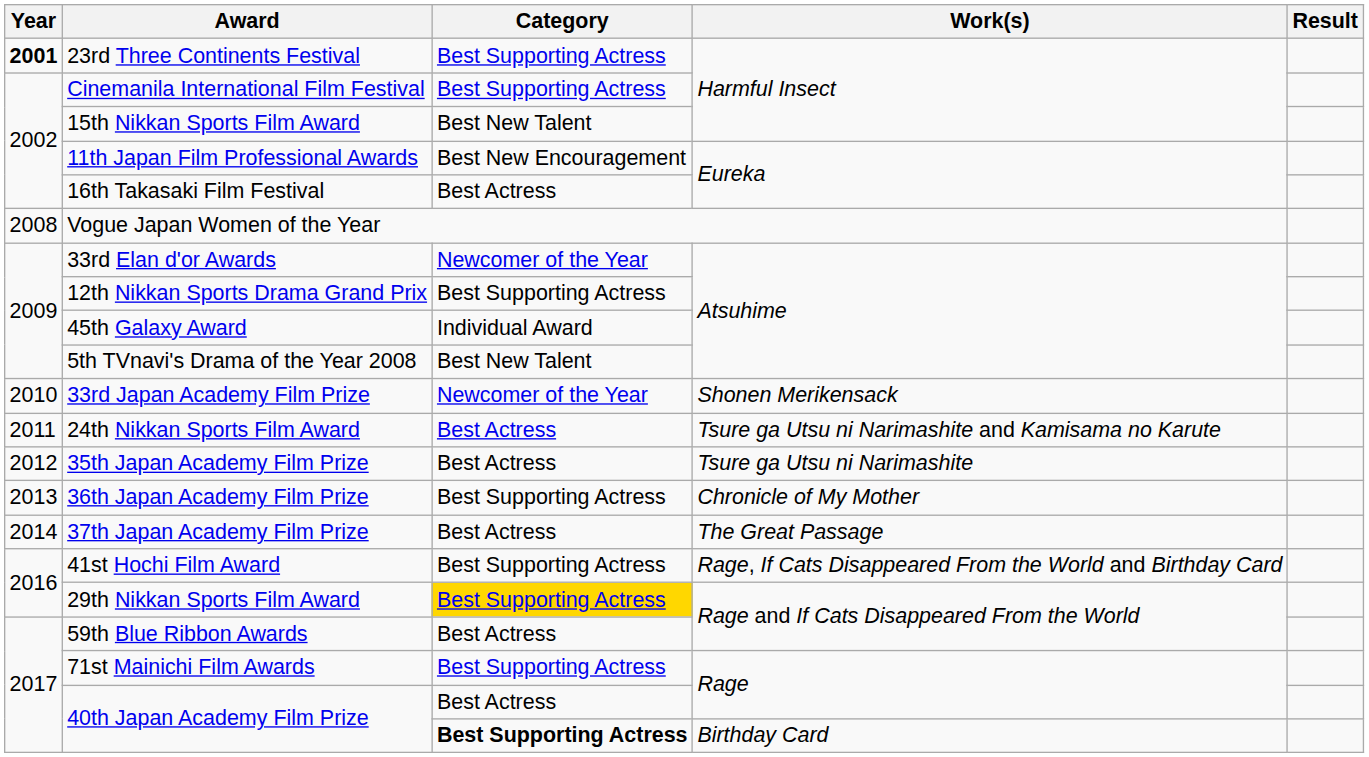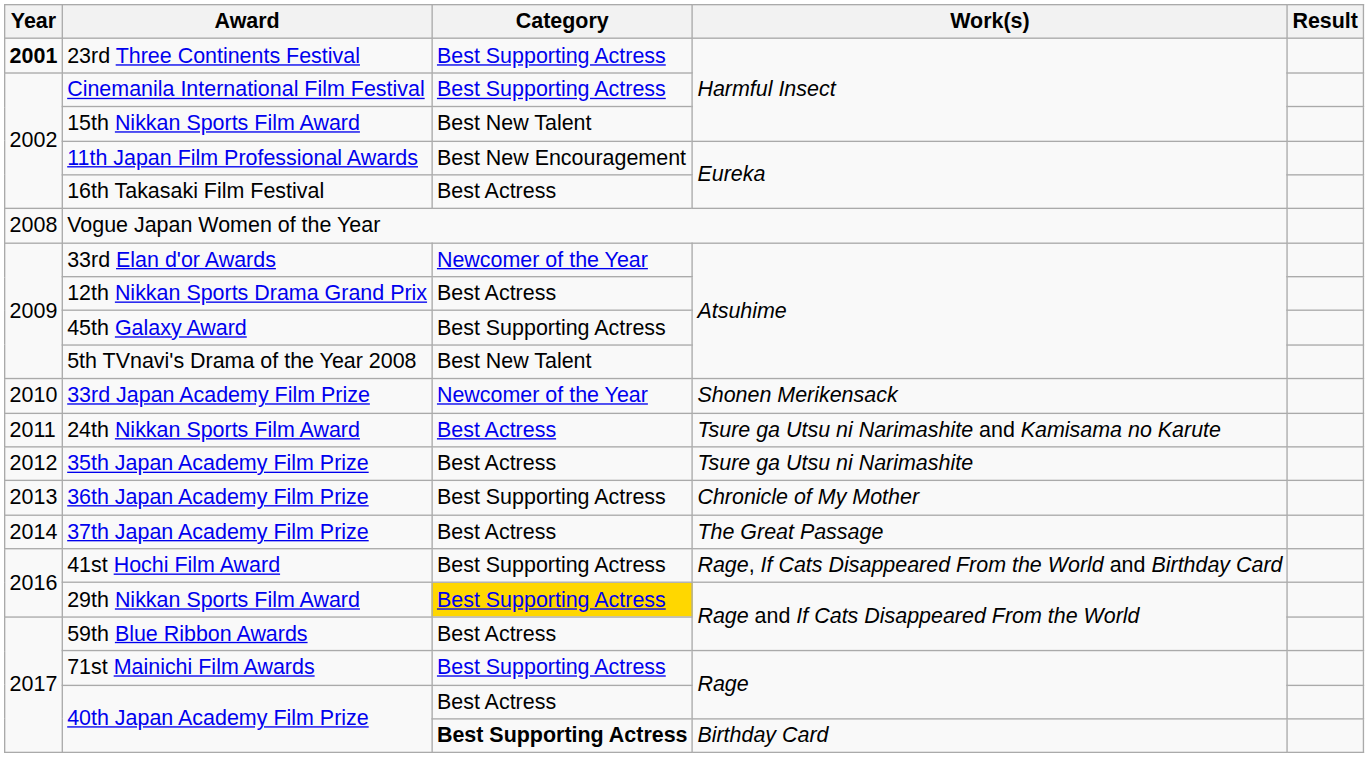(551, 293) Best Supporting Actress -> (497, 293) Best Actress
(515, 327) Individual Award -> (551, 327) Best Supporting Actress
